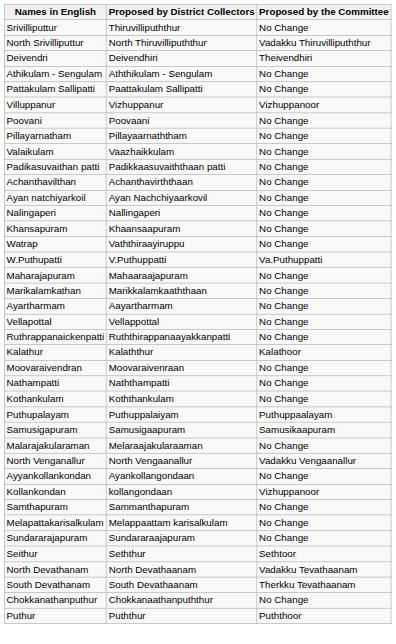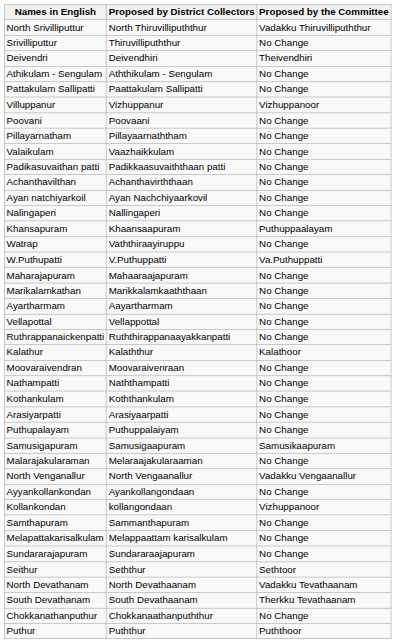rows swapped: (32, 27) <-> (45, 43)
(284, 228) No Change -> (296, 228) Puthuppaalayam
+ row: (34, 414)
(296, 414) Puthuppaalayam -> (284, 430) No Change
